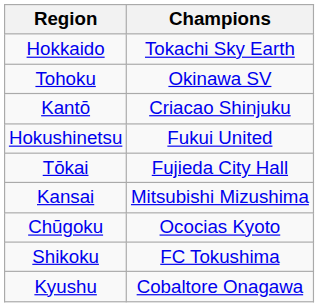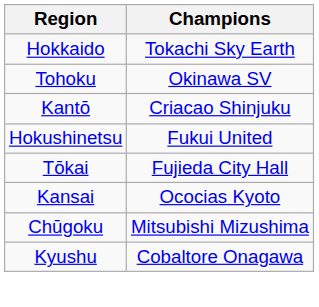(220, 197) Mitsubishi Mizushima -> (220, 197) Ococias Kyoto
(220, 227) Ococias Kyoto -> (220, 227) Mitsubishi Mizushima
- row: (66, 256)
